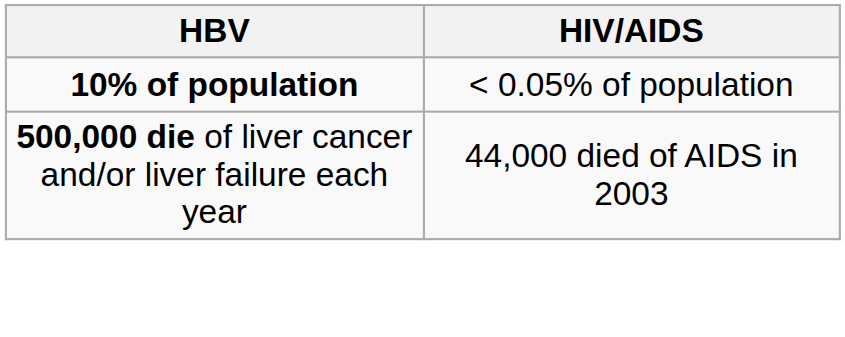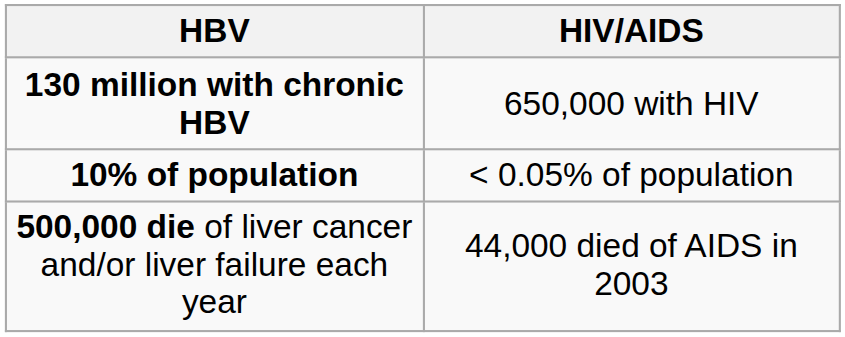+ row: (214, 102)
